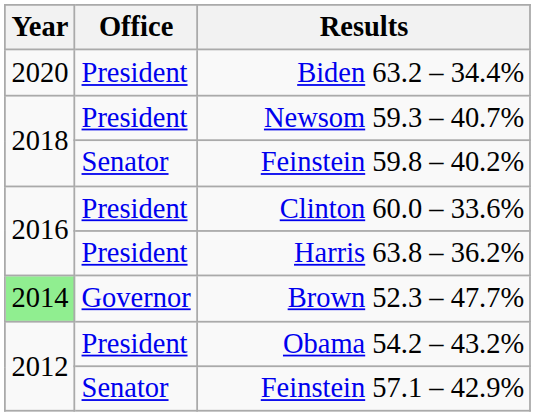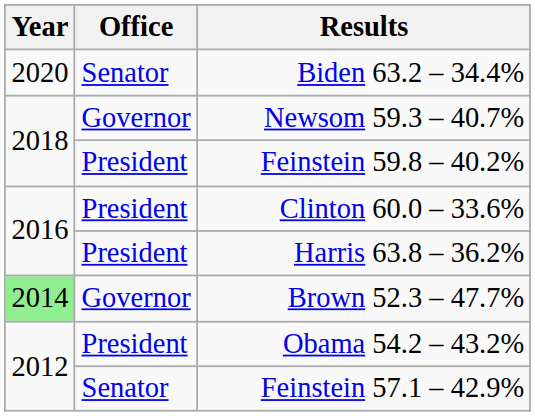(135, 72) President -> (125, 72) Senator
(135, 117) President -> (136, 117) Governor
(125, 162) Senator -> (135, 162) President
